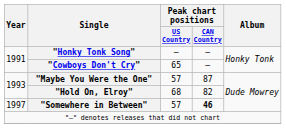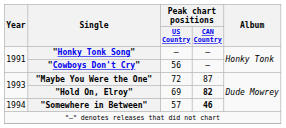(176, 66) 65 -> (176, 66) 56
(176, 79) 57 -> (176, 79) 72
(176, 92) 68 -> (176, 92) 69
(208, 92) normal -> (208, 92) bold
(16, 105) 1997 -> (16, 105) 1994
